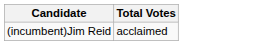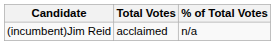+ column: (224, 13)
